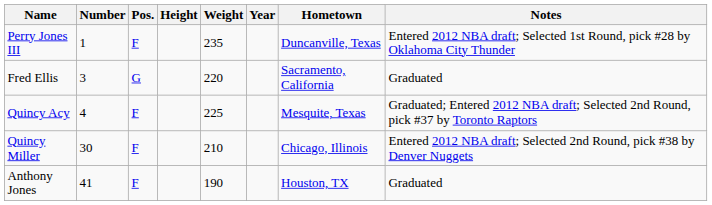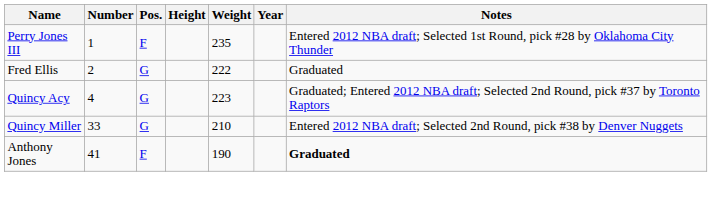- column: (332, 14)
(83, 77) 3 -> (91, 70) 2
(213, 77) 220 -> (221, 70) 222
(135, 112) F -> (144, 98) G
(213, 112) 225 -> (221, 98) 223
(86, 148) 30 -> (94, 126) 33
(135, 148) F -> (144, 126) G
(415, 183) normal -> (319, 153) bold
